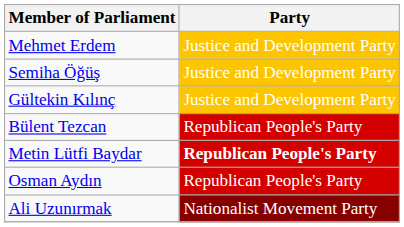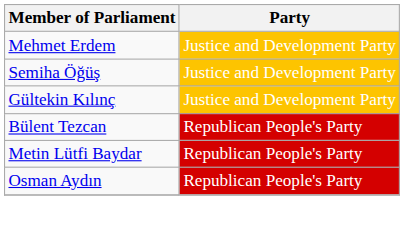(280, 153) bold -> (273, 153) normal
- row: (60, 208)
